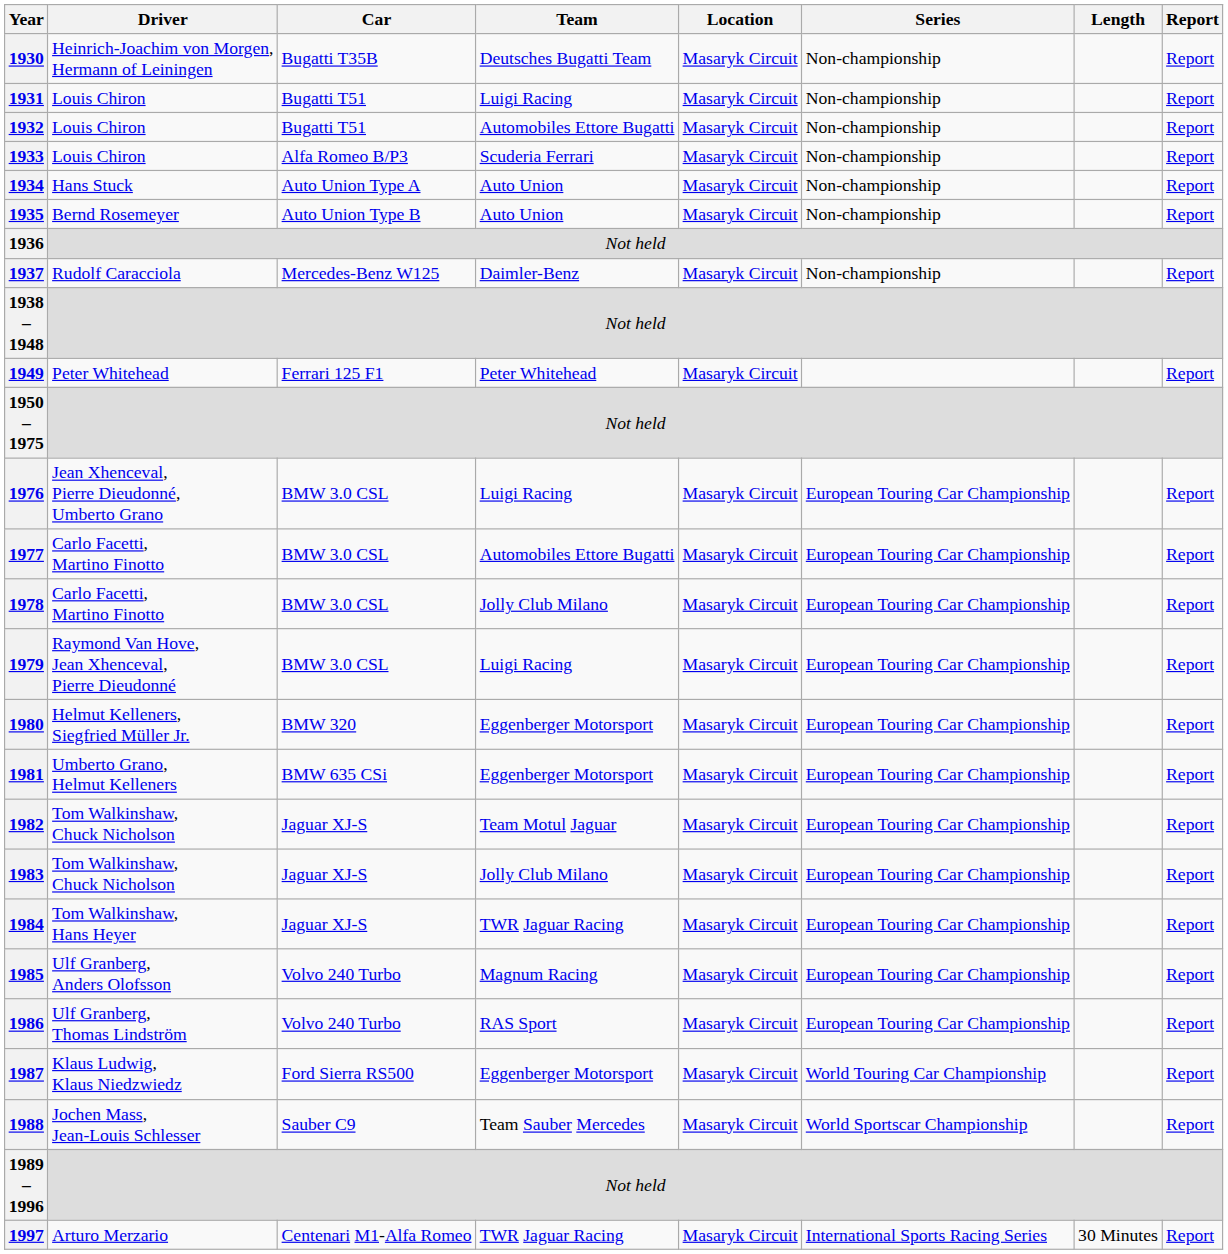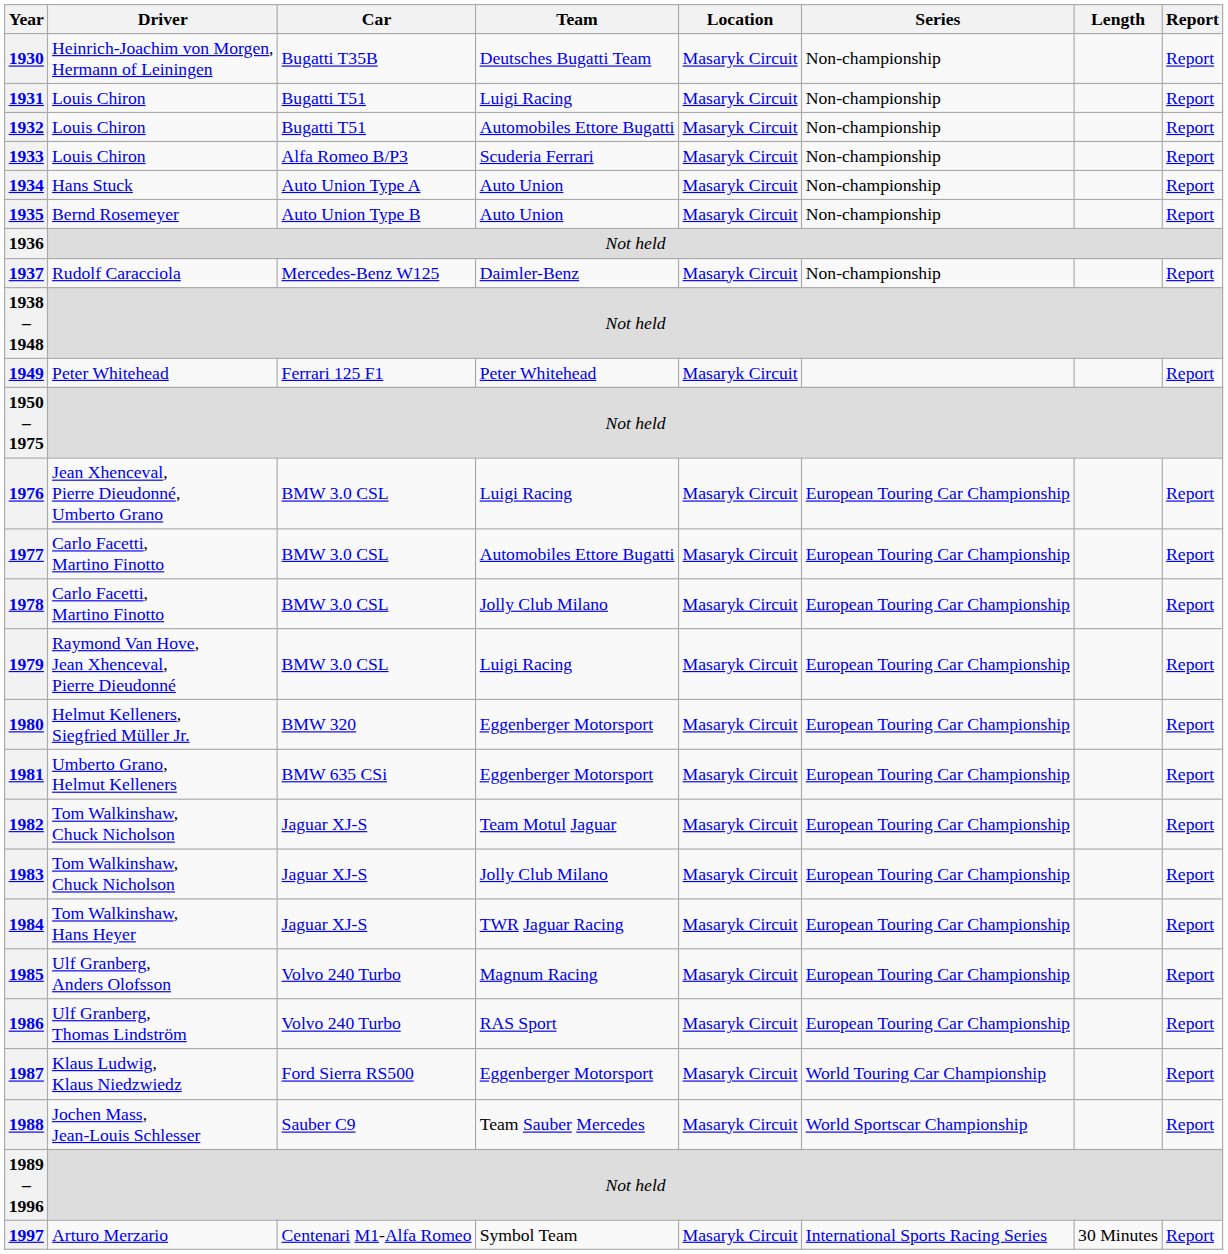(552, 1234) TWR Jaguar Racing -> (529, 1234) Symbol Team
